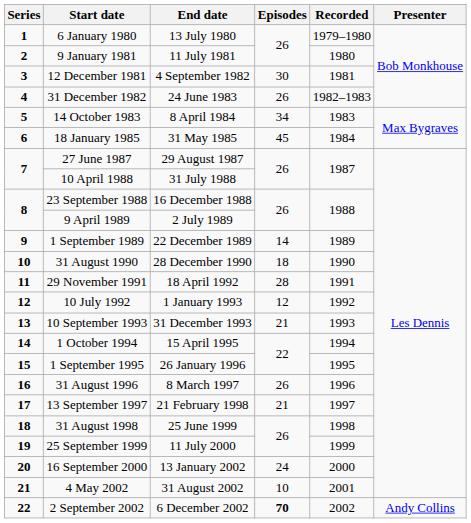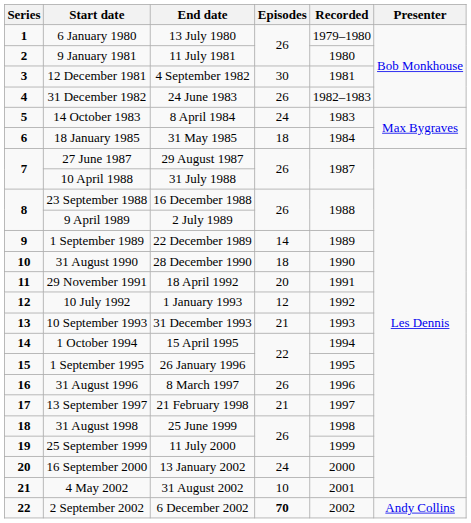(282, 117) 34 -> (282, 117) 24
(282, 138) 45 -> (282, 138) 18
(282, 281) 28 -> (282, 281) 20
